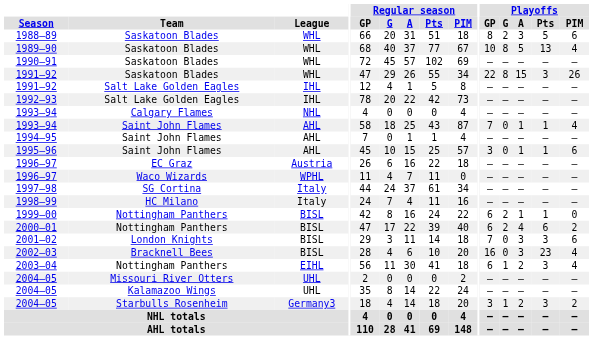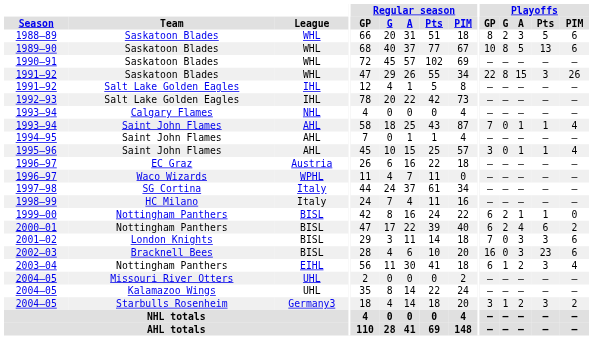(574, 49) 4 -> (574, 49) 6
(574, 151) 6 -> (574, 151) 4
(574, 253) 4 -> (574, 253) 6
